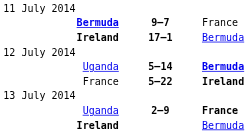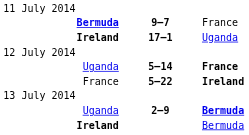(223, 37) Bermuda -> (220, 37) Uganda
(223, 67) Bermuda -> (220, 67) France
(220, 111) France -> (223, 111) Bermuda
